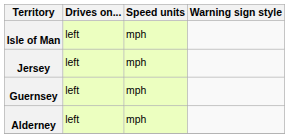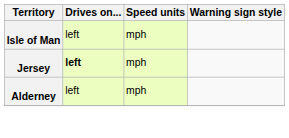(72, 63) normal -> (73, 63) bold
- row: (34, 97)
